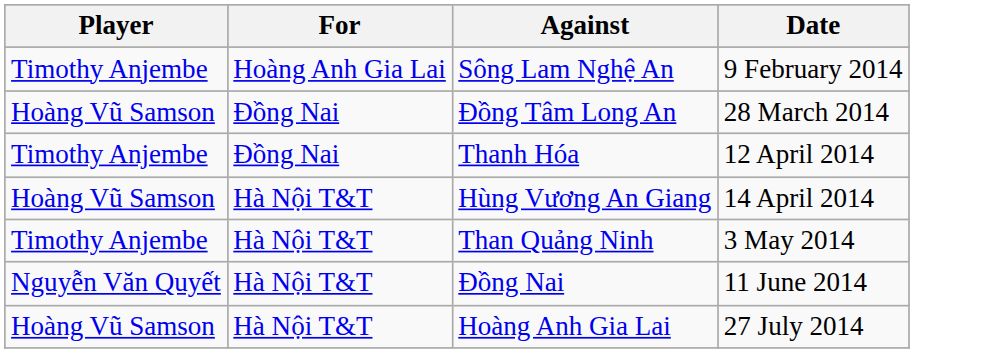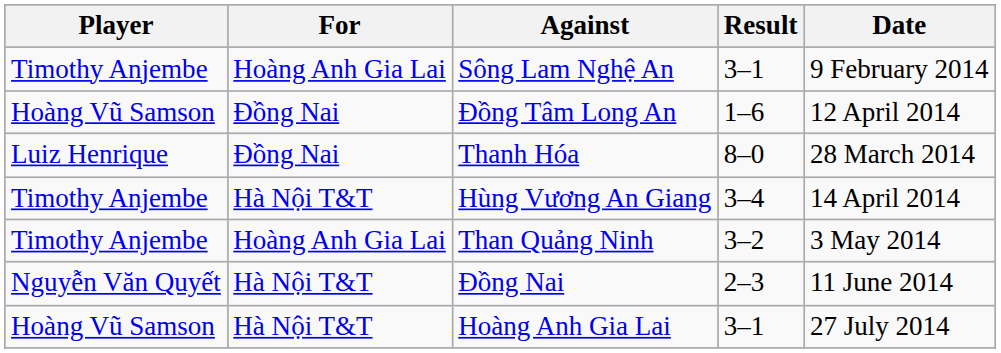+ column: (761, 25)
(806, 111) 28 March 2014 -> (885, 111) 12 April 2014
(109, 154) Timothy Anjembe -> (90, 154) Luiz Henrique
(799, 154) 12 April 2014 -> (893, 154) 28 March 2014
(113, 197) Hoàng Vũ Samson -> (109, 197) Timothy Anjembe
(303, 240) Hà Nội T&T -> (340, 240) Hoàng Anh Gia Lai
